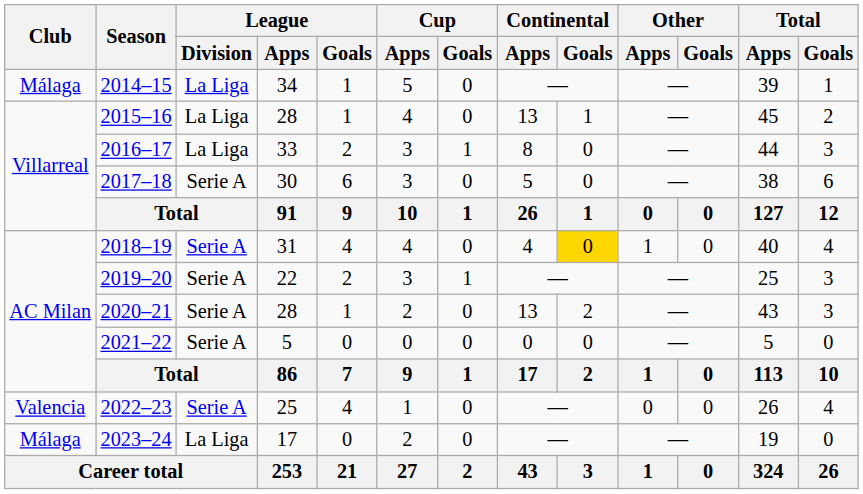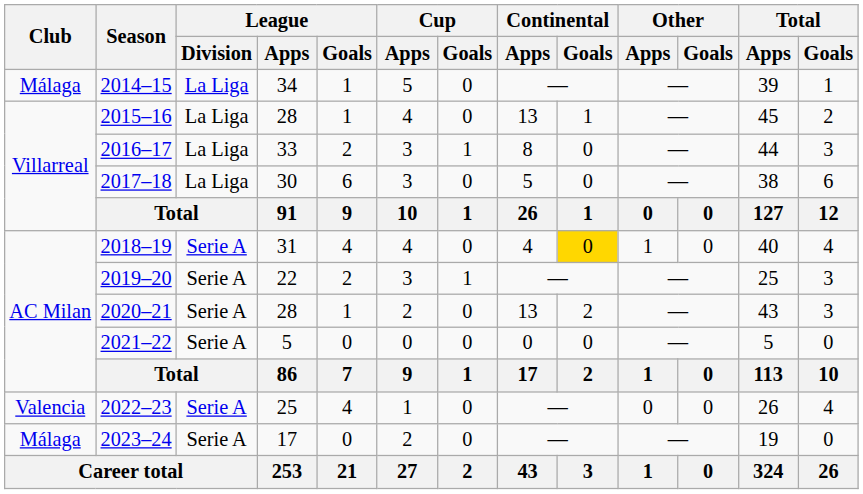(217, 181) Serie A -> (217, 181) La Liga
(217, 439) La Liga -> (217, 439) Serie A
